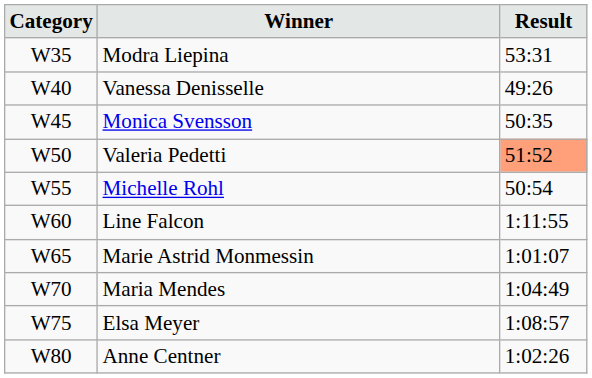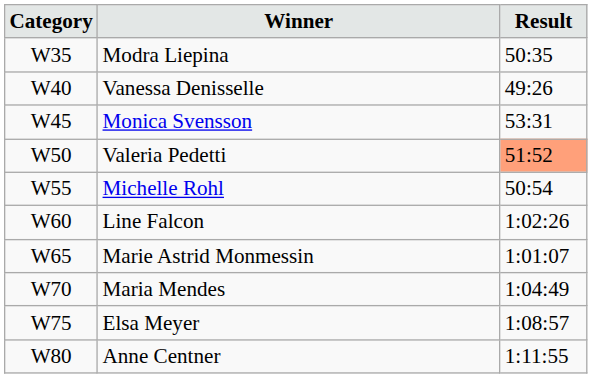(529, 54) 53:31 -> (529, 54) 50:35
(529, 121) 50:35 -> (529, 121) 53:31
(537, 222) 1:11:55 -> (537, 222) 1:02:26
(537, 356) 1:02:26 -> (537, 356) 1:11:55
